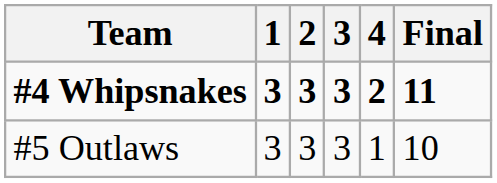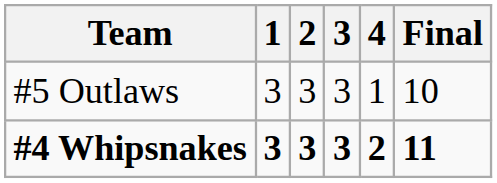rows swapped: (130, 90) <-> (96, 147)
